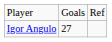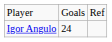(66, 28) 27 -> (66, 28) 24
